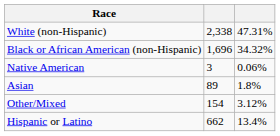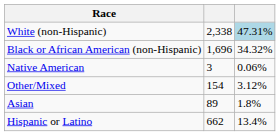(255, 31) no background -> (255, 31) lightblue background
rows swapped: (20, 85) <-> (36, 103)
